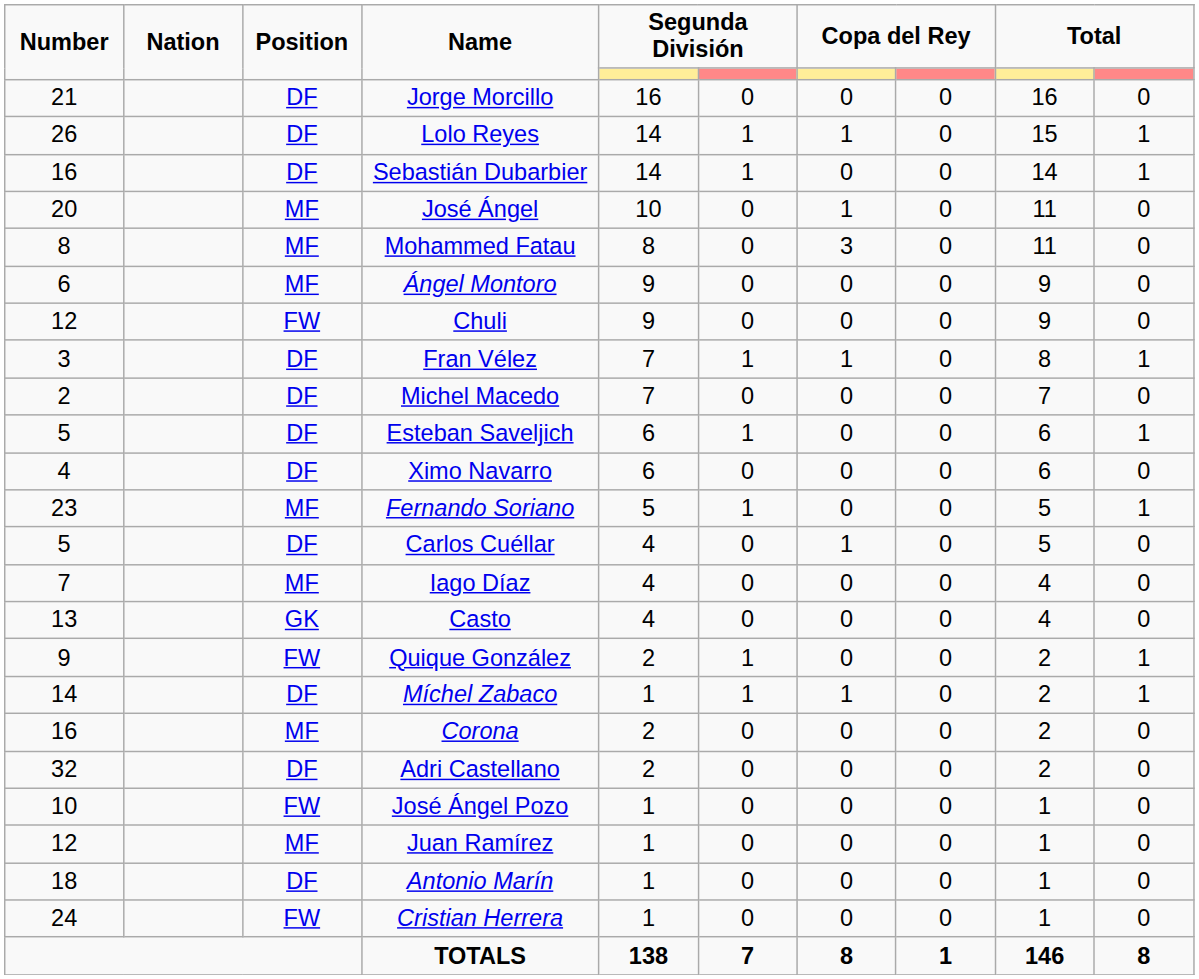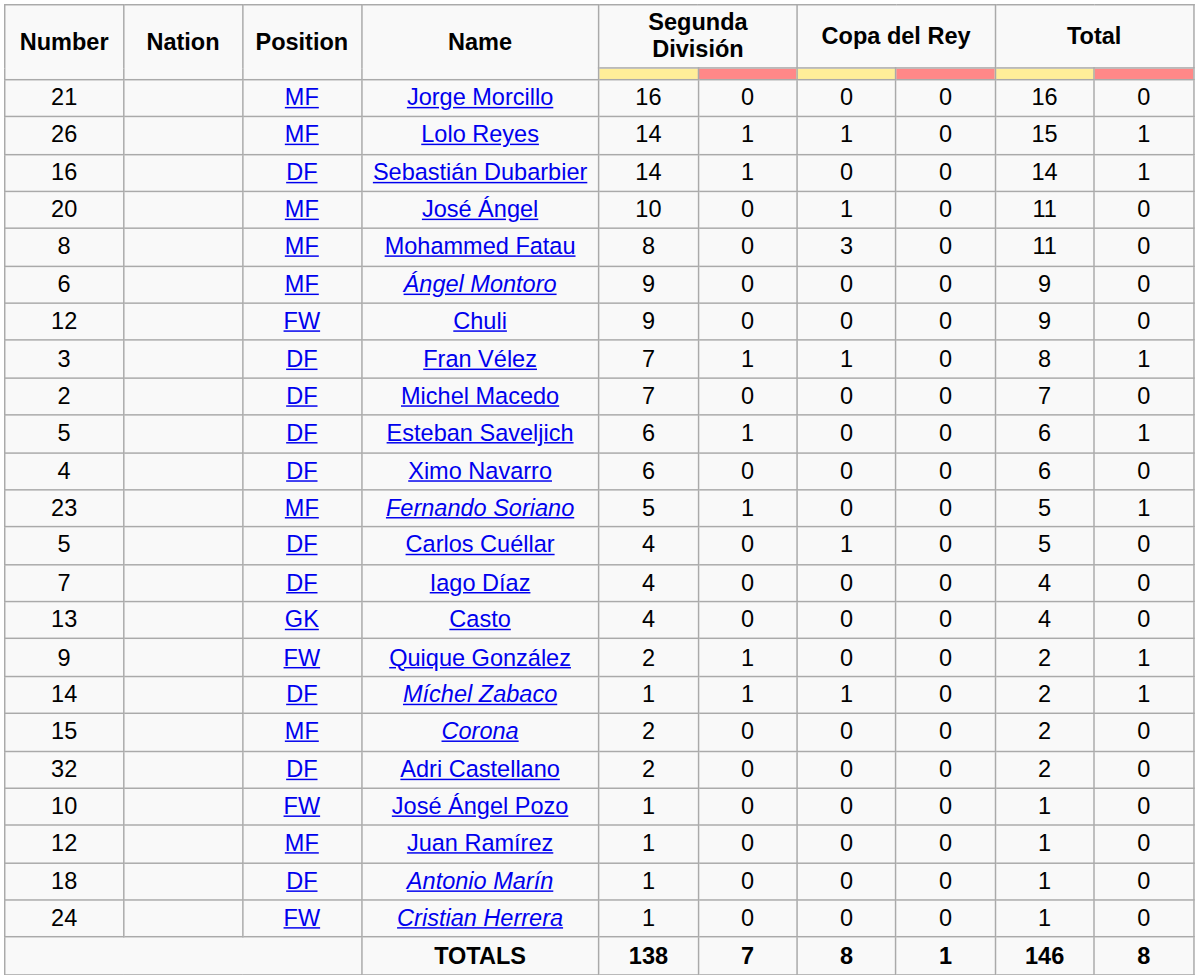(302, 97) DF -> (302, 97) MF
(302, 135) DF -> (302, 135) MF
(302, 582) MF -> (302, 582) DF
(64, 731) 16 -> (64, 731) 15
